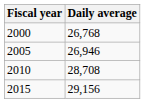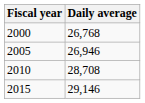(84, 88) 29,156 -> (84, 88) 29,146
